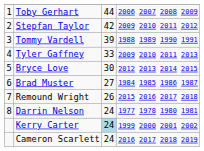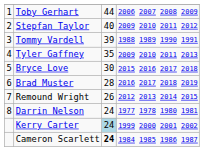(109, 26) 42 -> (109, 26) 40
(109, 54) 33 -> (109, 54) 35
(158, 68) 2012 2013 2014 2015 -> (158, 68) 2015 2016 2017 2018
(109, 82) 27 -> (109, 82) 28
(158, 82) 1984 1985 1986 1987 -> (158, 82) 2016 2017 2018 2019
(158, 97) 2015 2016 2017 2018 -> (158, 97) 2012 2013 2014 2015
(109, 139) normal -> (109, 139) bold
(158, 139) 2016 2017 2018 2019 -> (158, 139) 1984 1985 1986 1987
